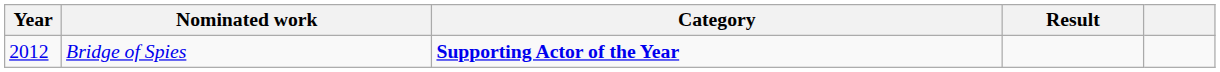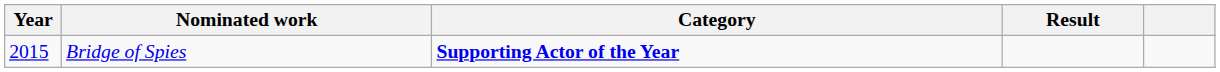(29, 51) 2012 -> (29, 51) 2015
